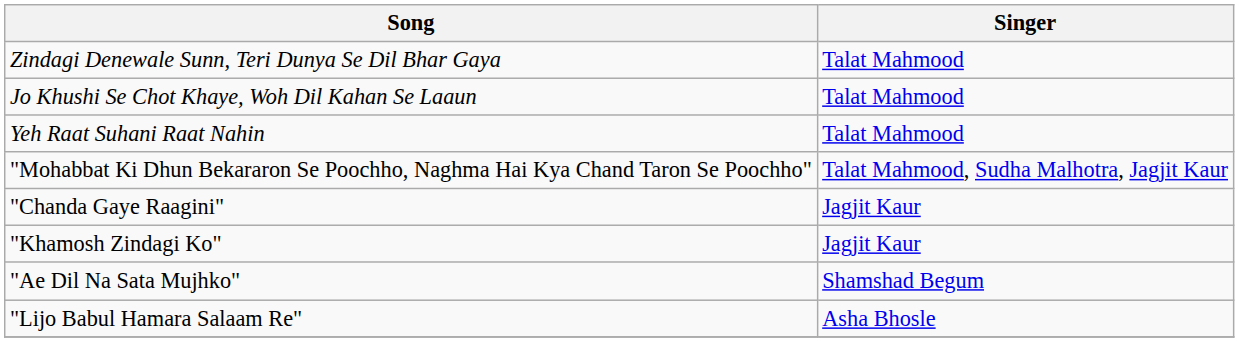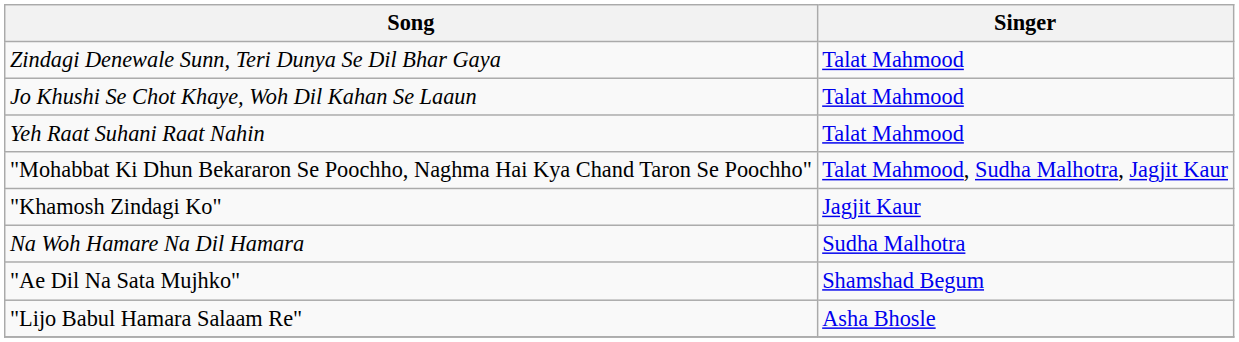- row: (117, 207)
+ row: (157, 244)
